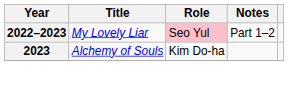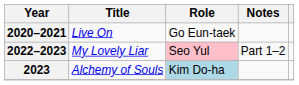+ row: (37, 32)
(197, 51) no background -> (197, 70) lightblue background
